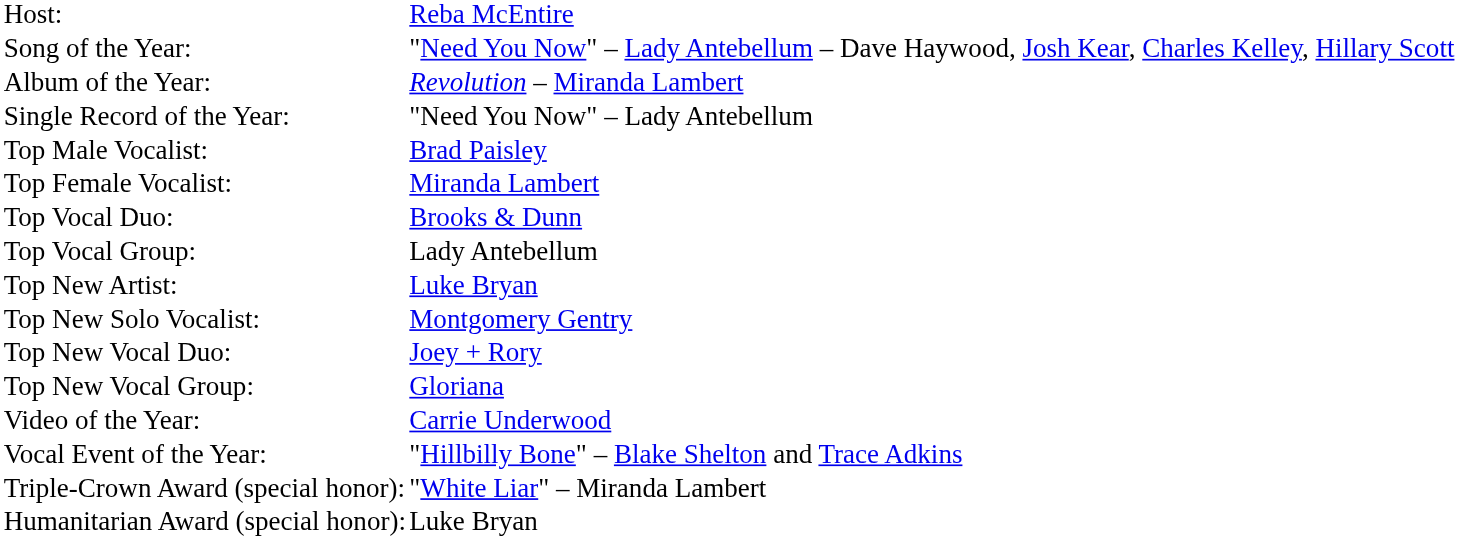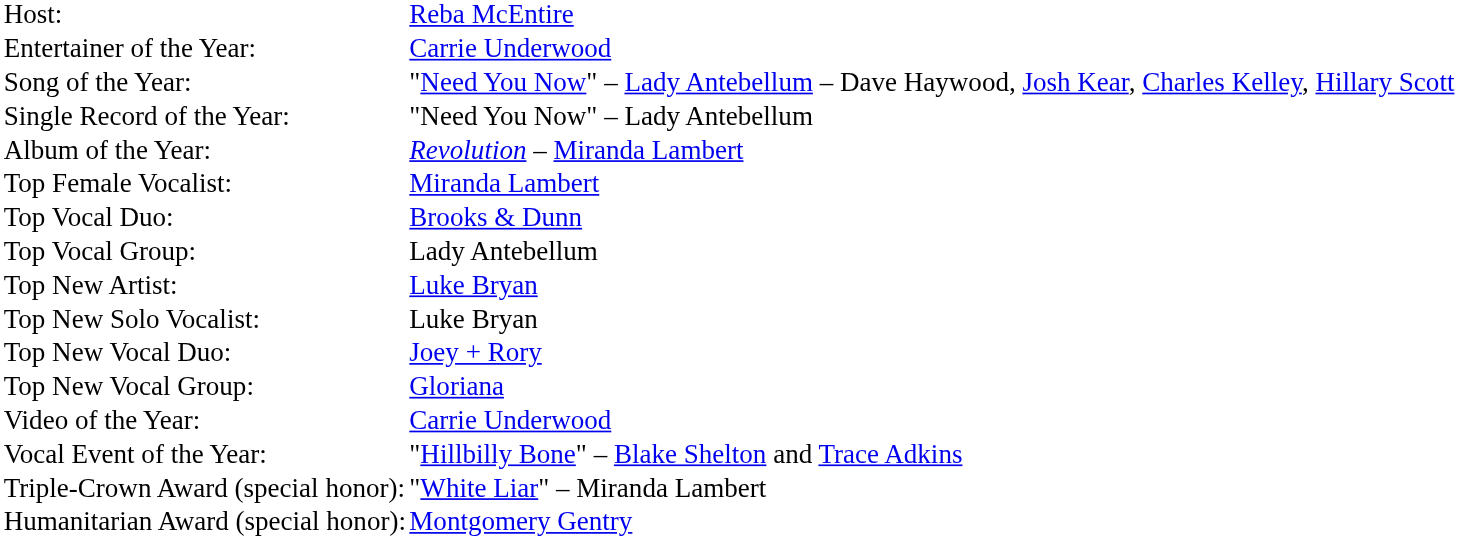+ row: (130, 48)
rows swapped: (147, 115) <-> (107, 82)
- row: (106, 149)
(521, 318) Montgomery Gentry -> (474, 318) Luke Bryan
(474, 521) Luke Bryan -> (521, 521) Montgomery Gentry
